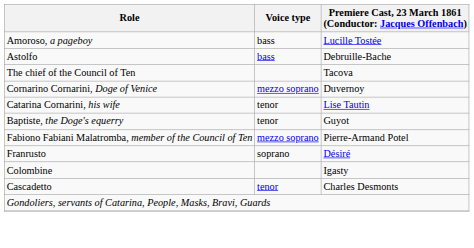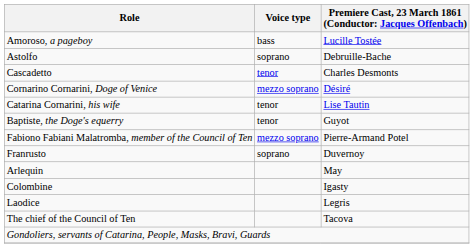(266, 56) bass -> (273, 56) soprano
rows swapped: (29, 186) <-> (71, 72)
(344, 89) Duvernoy -> (337, 89) Désiré
(337, 154) Désiré -> (344, 154) Duvernoy
+ row: (25, 170)
+ row: (23, 202)
